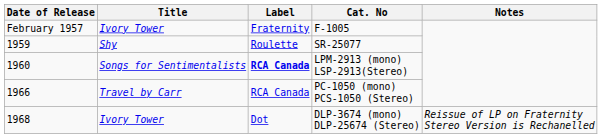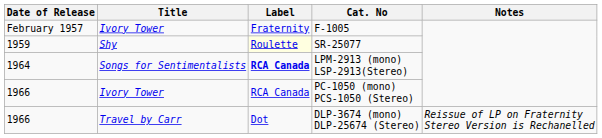(274, 44) no background -> (274, 44) lightyellow background
(18, 66) 1960 -> (18, 66) 1964
(140, 93) Travel by Carr -> (132, 93) Ivory Tower
(18, 120) 1968 -> (18, 120) 1966
(132, 120) Ivory Tower -> (140, 120) Travel by Carr
